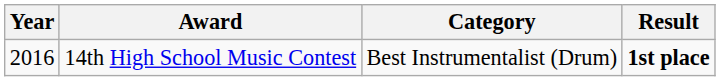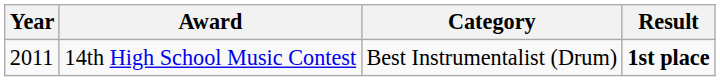(32, 57) 2016 -> (32, 57) 2011
